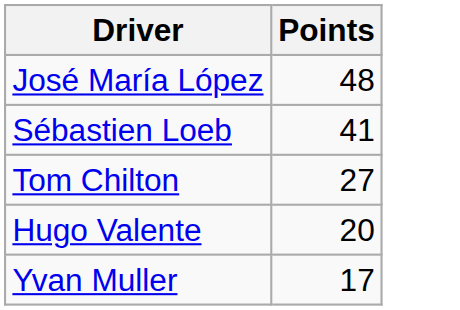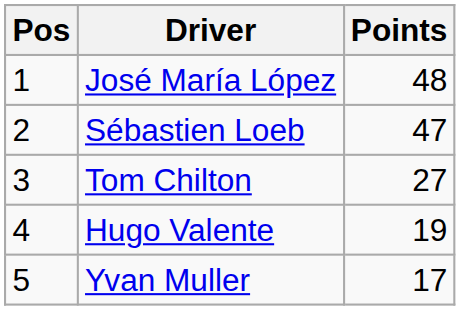+ column: (41, 30)
(357, 130) 41 -> (430, 130) 47
(357, 230) 20 -> (430, 230) 19
